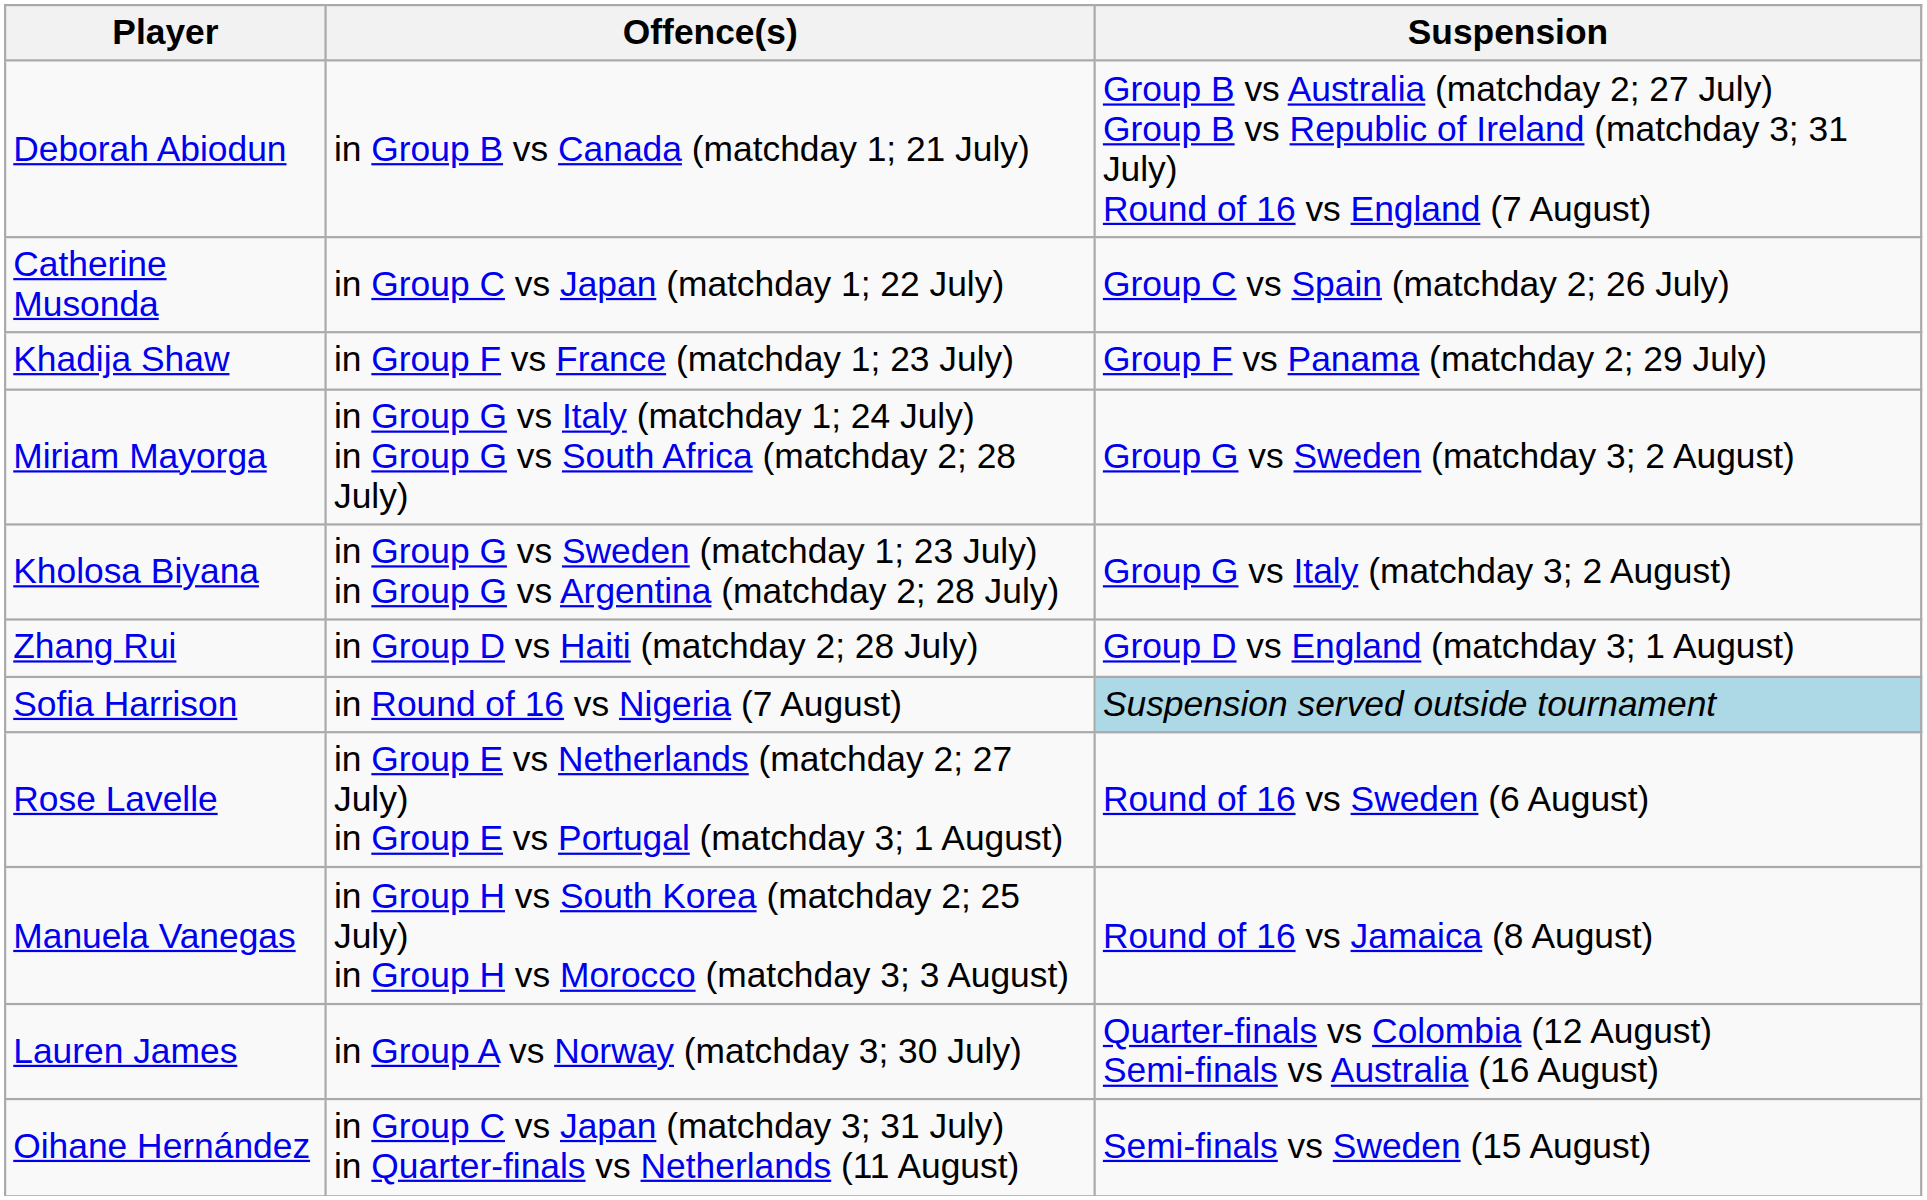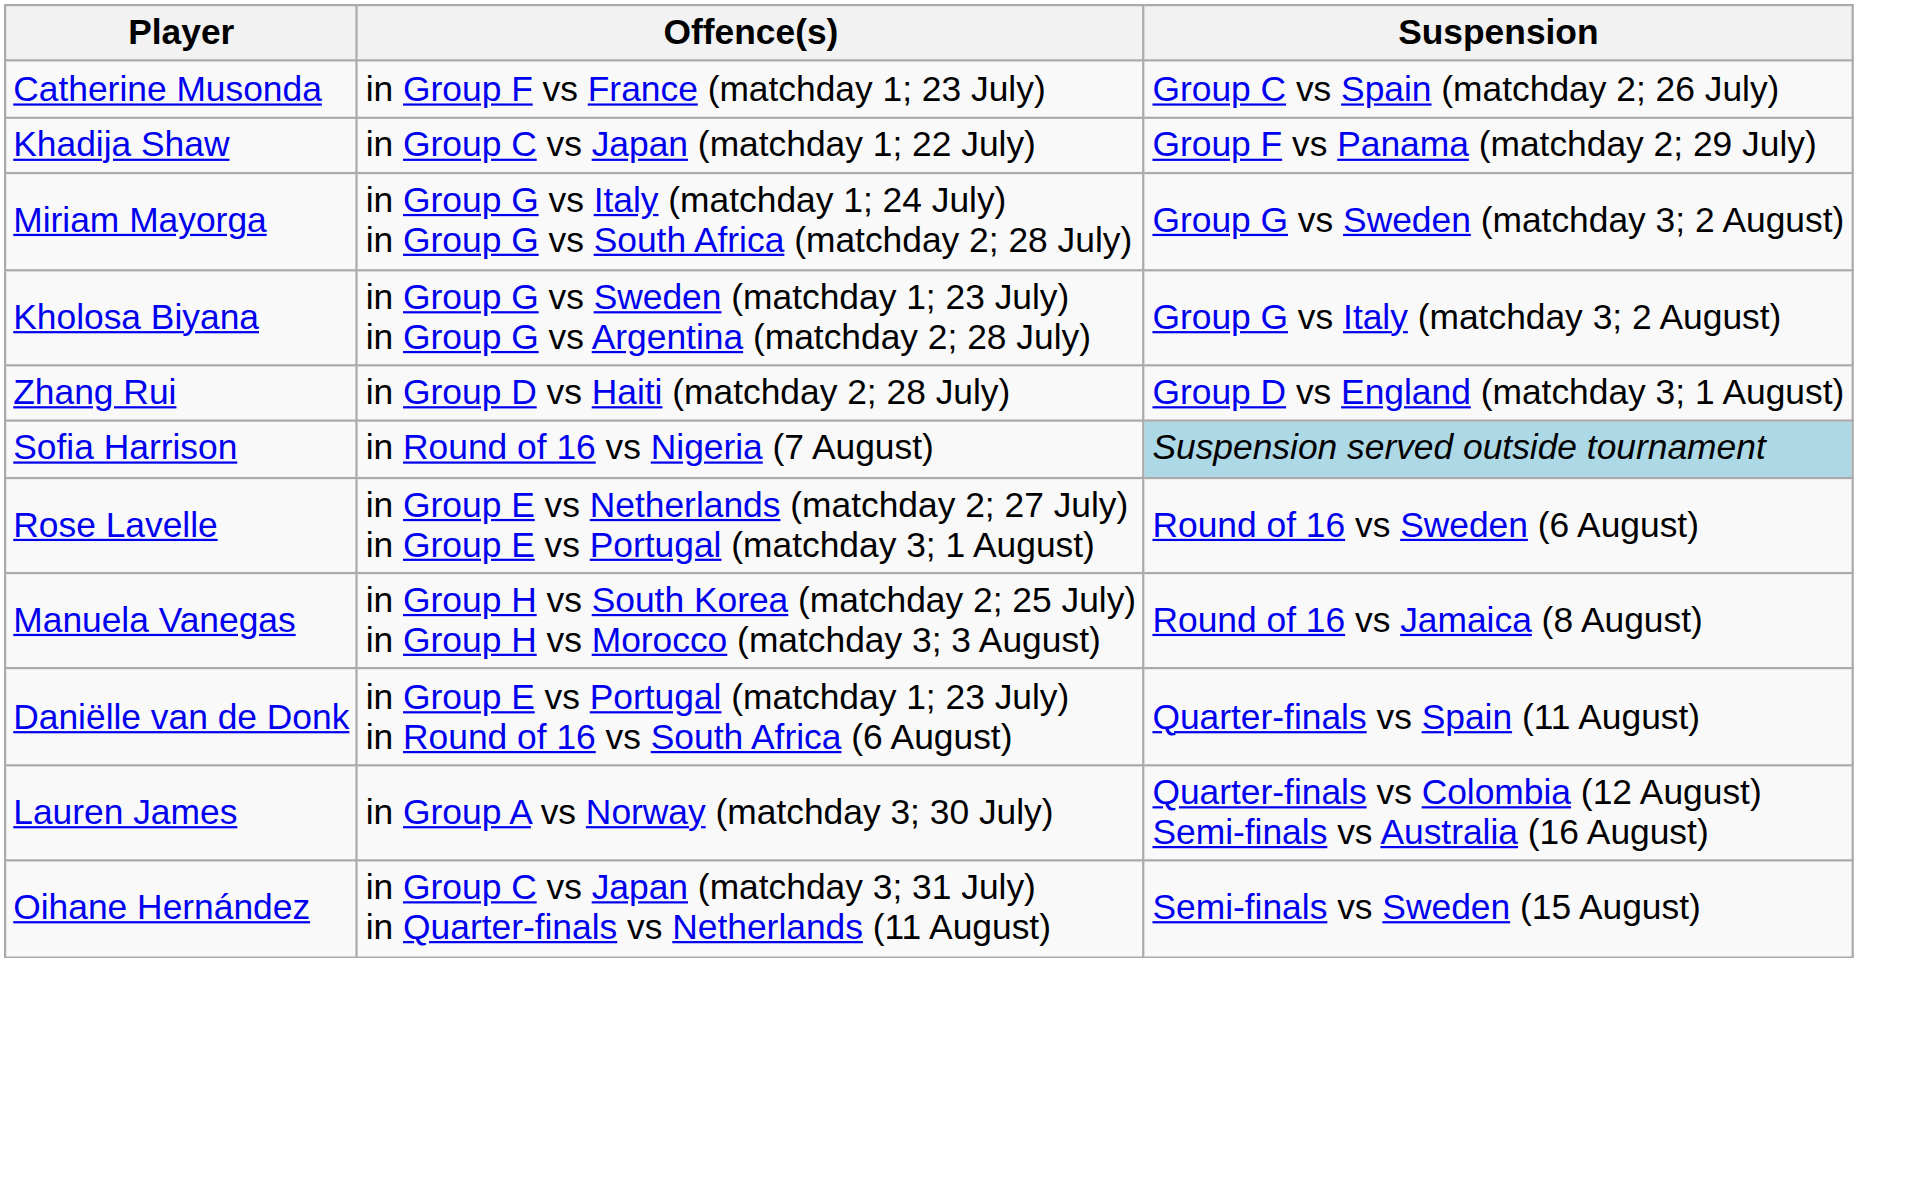- row: (150, 148)
(669, 283) in Group C vs Japan (matchday 1; 22 July) -> (706, 88) in Group F vs France (matchday 1; 23 July)
(674, 359) in Group F vs France (matchday 1; 23 July) -> (701, 144) in Group C vs Japan (matchday 1; 22 July)
+ row: (181, 716)
